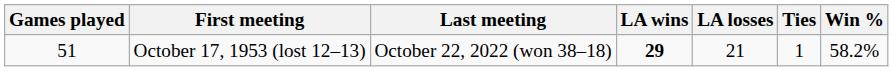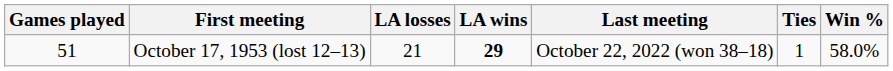columns swapped: (493, 19) <-> (735, 19)
(854, 50) 58.2% -> (854, 50) 58.0%
